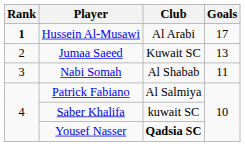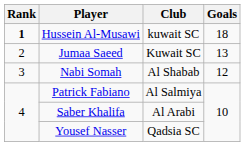(173, 33) Al Arabi -> (173, 33) kuwait SC
(222, 33) 17 -> (222, 33) 18
(222, 72) 11 -> (222, 72) 12
(173, 111) kuwait SC -> (173, 111) Al Arabi
(173, 131) bold -> (173, 131) normal
